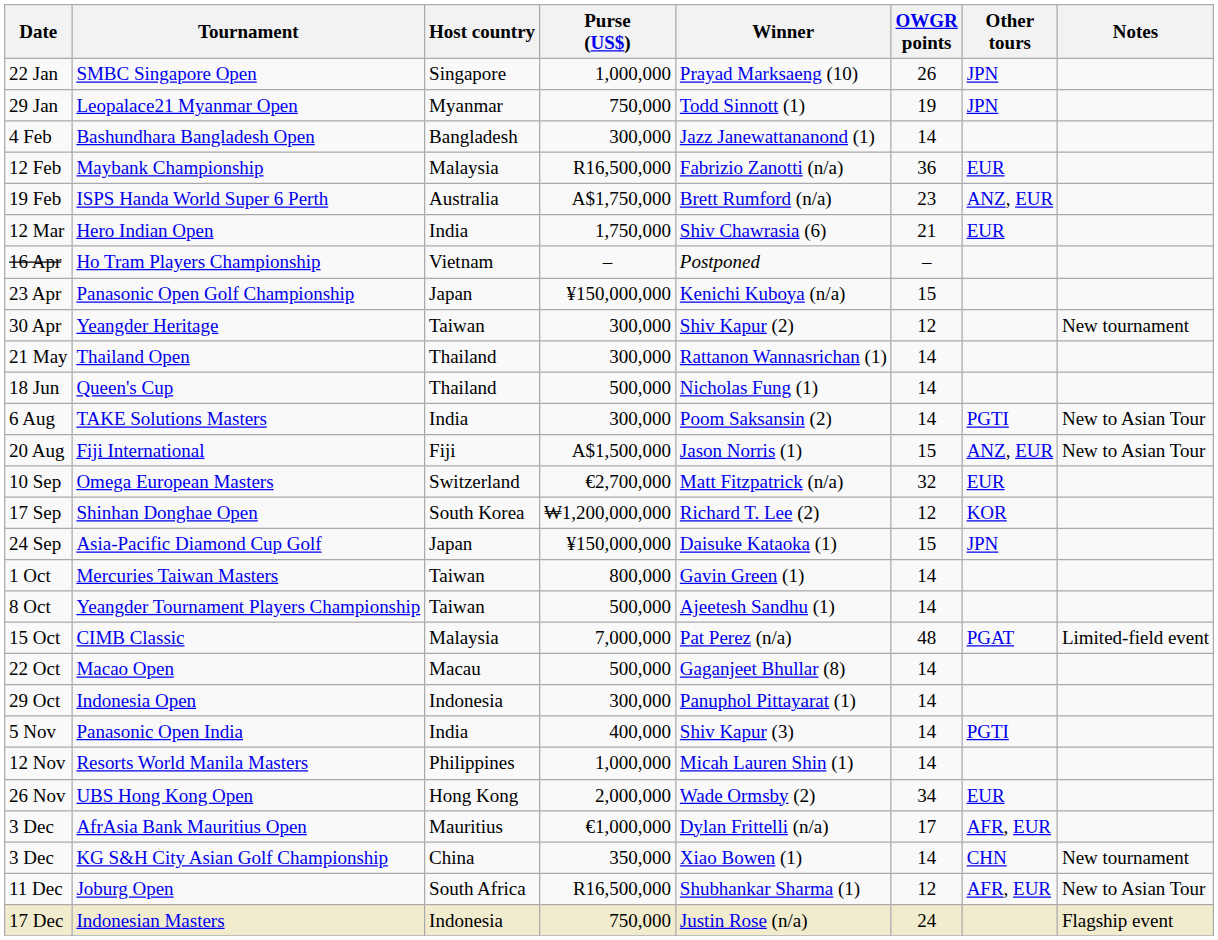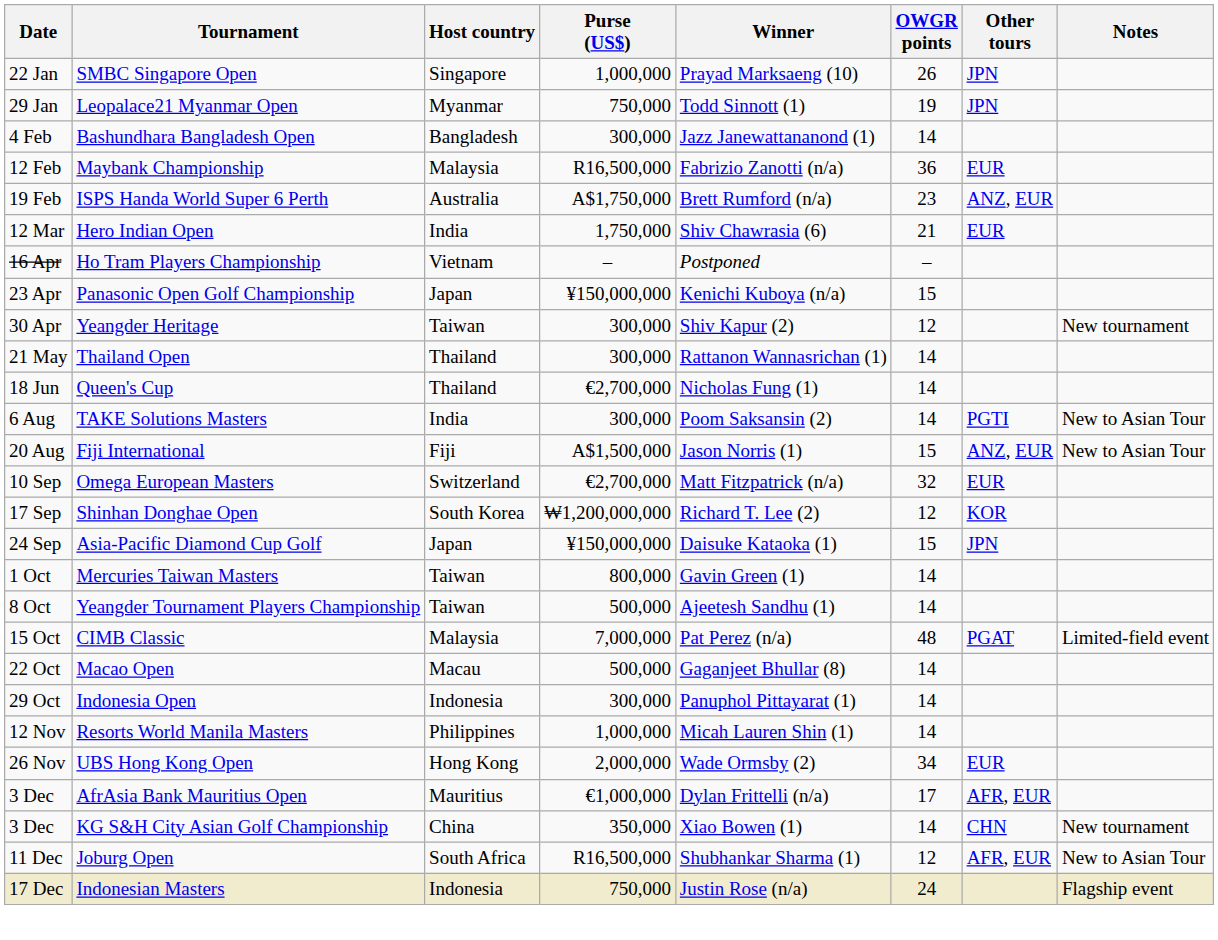(640, 387) 500,000 -> (628, 387) €2,700,000
- row: (160, 732)
